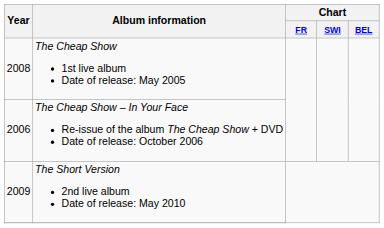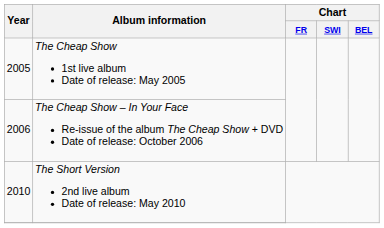(19, 68) 2008 -> (19, 68) 2005
(19, 192) 2009 -> (19, 192) 2010
